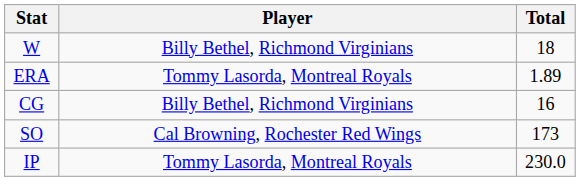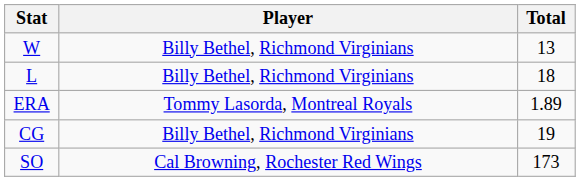(545, 47) 18 -> (546, 47) 13
+ row: (32, 76)
(545, 104) 16 -> (546, 133) 19
- row: (32, 162)
